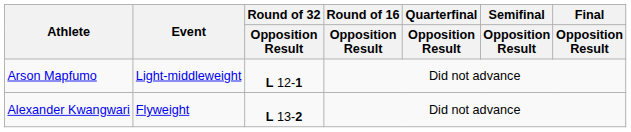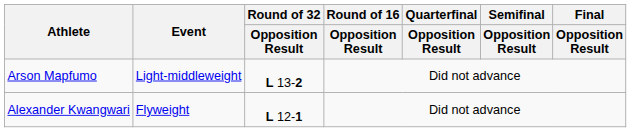(284, 83) L 12-1 -> (284, 83) L 13-2
(284, 117) L 13-2 -> (284, 117) L 12-1
